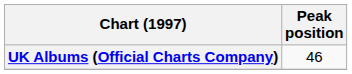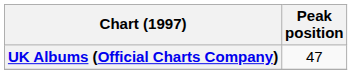(314, 57) 46 -> (314, 57) 47
